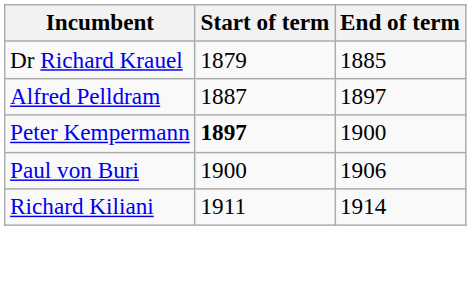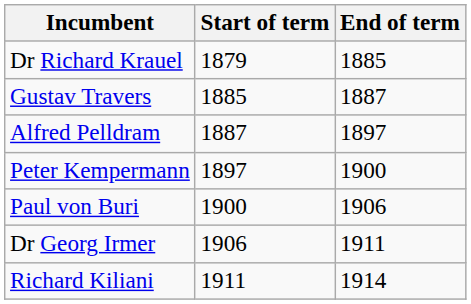+ row: (81, 96)
(224, 133) bold -> (224, 170) normal
+ row: (83, 243)
